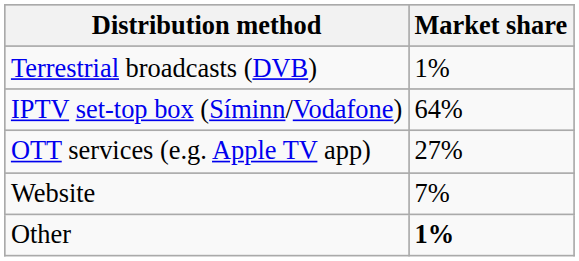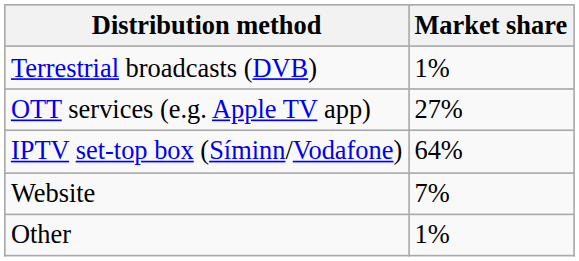rows swapped: (207, 109) <-> (191, 151)
(434, 234) bold -> (432, 234) normal
